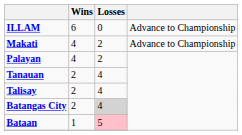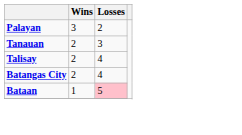- row: (23, 28)
- row: (22, 43)
(73, 59) 4 -> (73, 28) 3
(100, 75) 4 -> (100, 43) 3
(100, 106) lightgrey background -> (100, 75) no background
